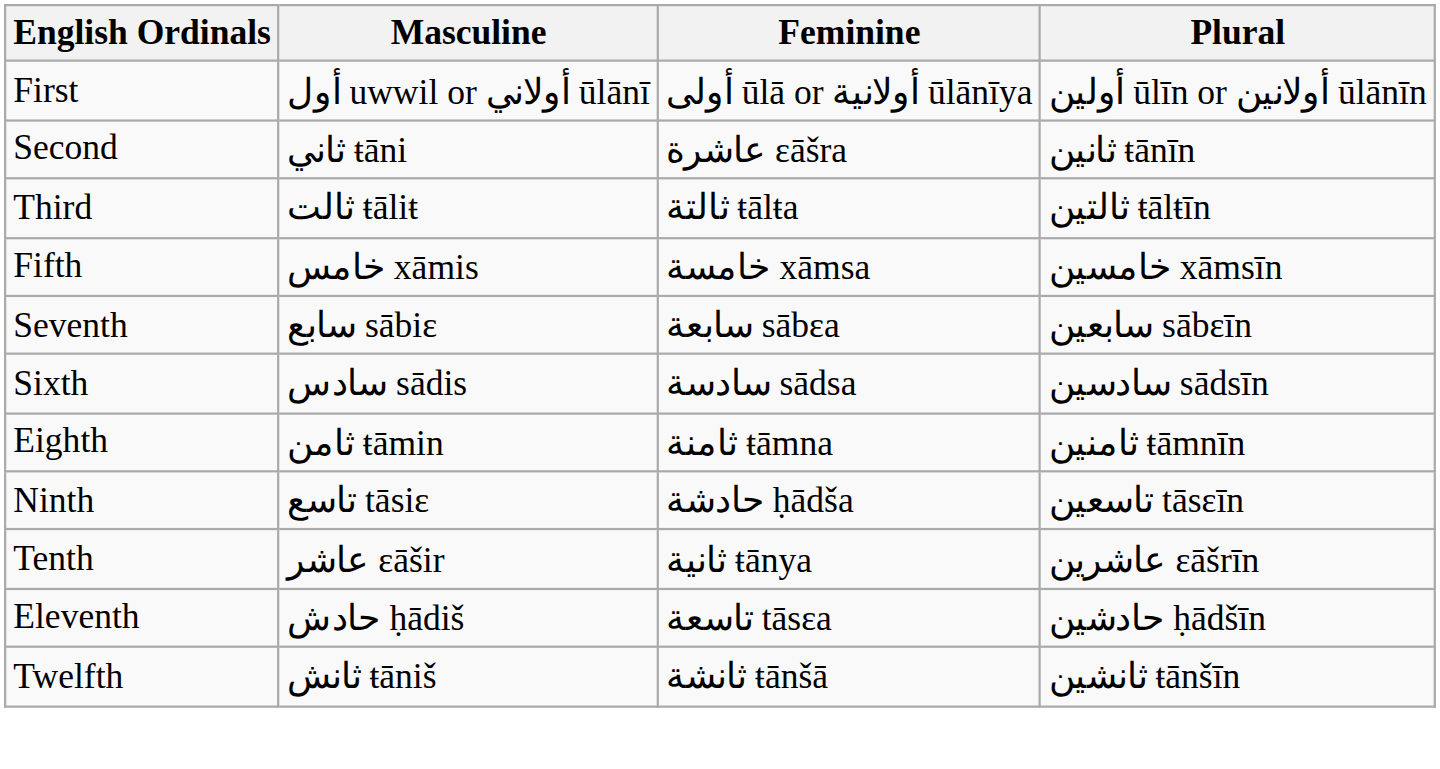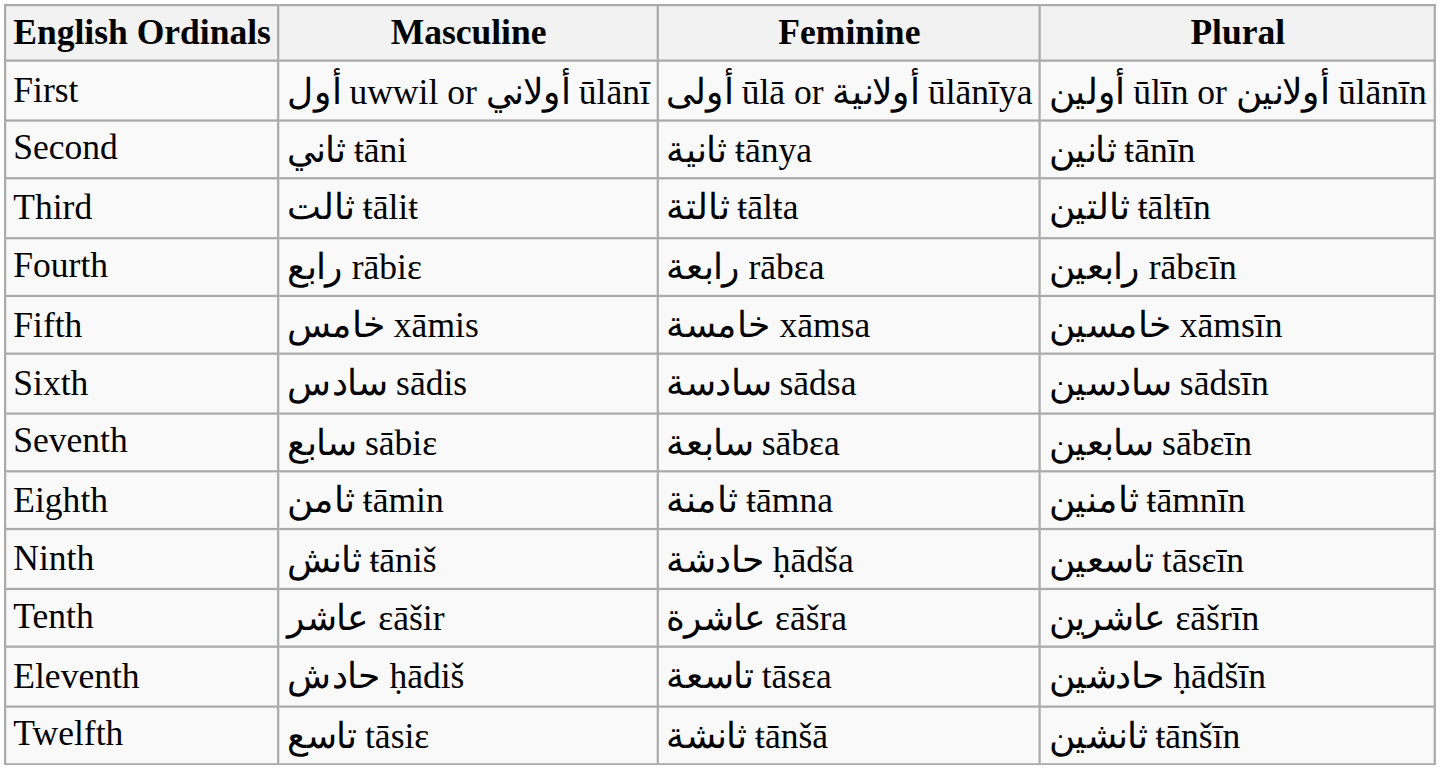(757, 149) عاشرة ɛāšra -> (739, 149) ثانية ŧānya
+ row: (61, 265)
rows swapped: (51, 382) <-> (71, 324)
(358, 501) تاسع tāsiɛ -> (362, 559) ثانش ŧāniš
(739, 559) ثانية ŧānya -> (757, 618) عاشرة ɛāšra
(362, 676) ثانش ŧāniš -> (358, 735) تاسع tāsiɛ
